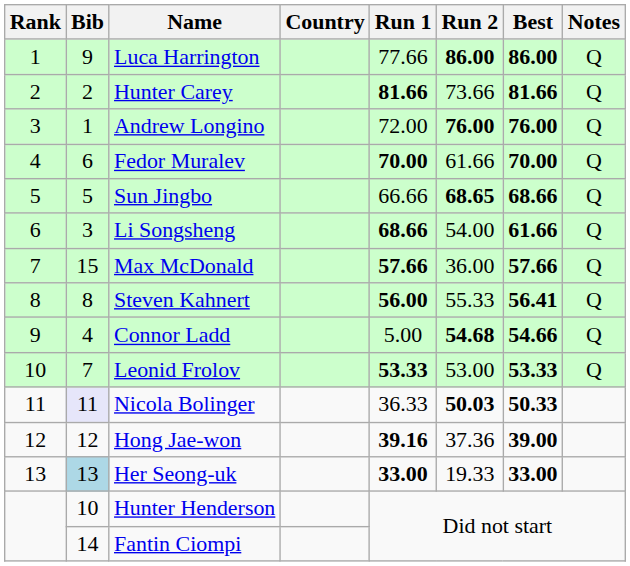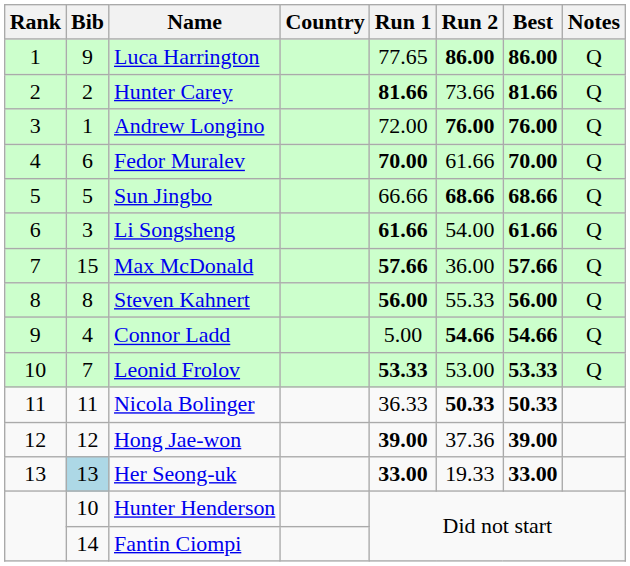(403, 56) 77.66 -> (403, 56) 77.65
(470, 195) 68.65 -> (470, 195) 68.66
(403, 230) 68.66 -> (403, 230) 61.66
(533, 299) 56.41 -> (533, 299) 56.00
(470, 334) 54.68 -> (470, 334) 54.66
(87, 404) lavender background -> (87, 404) no background
(470, 404) 50.03 -> (470, 404) 50.33
(403, 439) 39.16 -> (403, 439) 39.00
